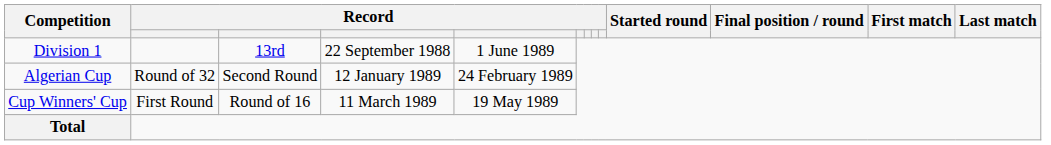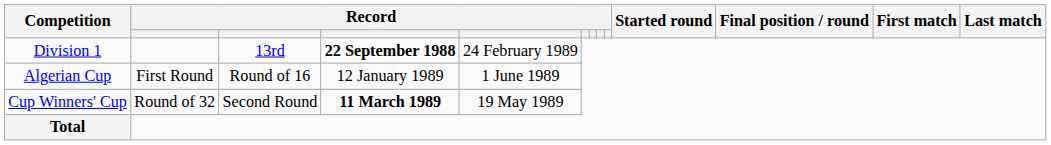(388, 50) normal -> (390, 50) bold
(515, 50) 1 June 1989 -> (520, 50) 24 February 1989
(175, 76) Round of 32 -> (175, 76) First Round
(270, 76) Second Round -> (270, 76) Round of 16
(515, 76) 24 February 1989 -> (520, 76) 1 June 1989
(175, 101) First Round -> (175, 101) Round of 32
(270, 101) Round of 16 -> (270, 101) Second Round
(388, 101) normal -> (390, 101) bold
